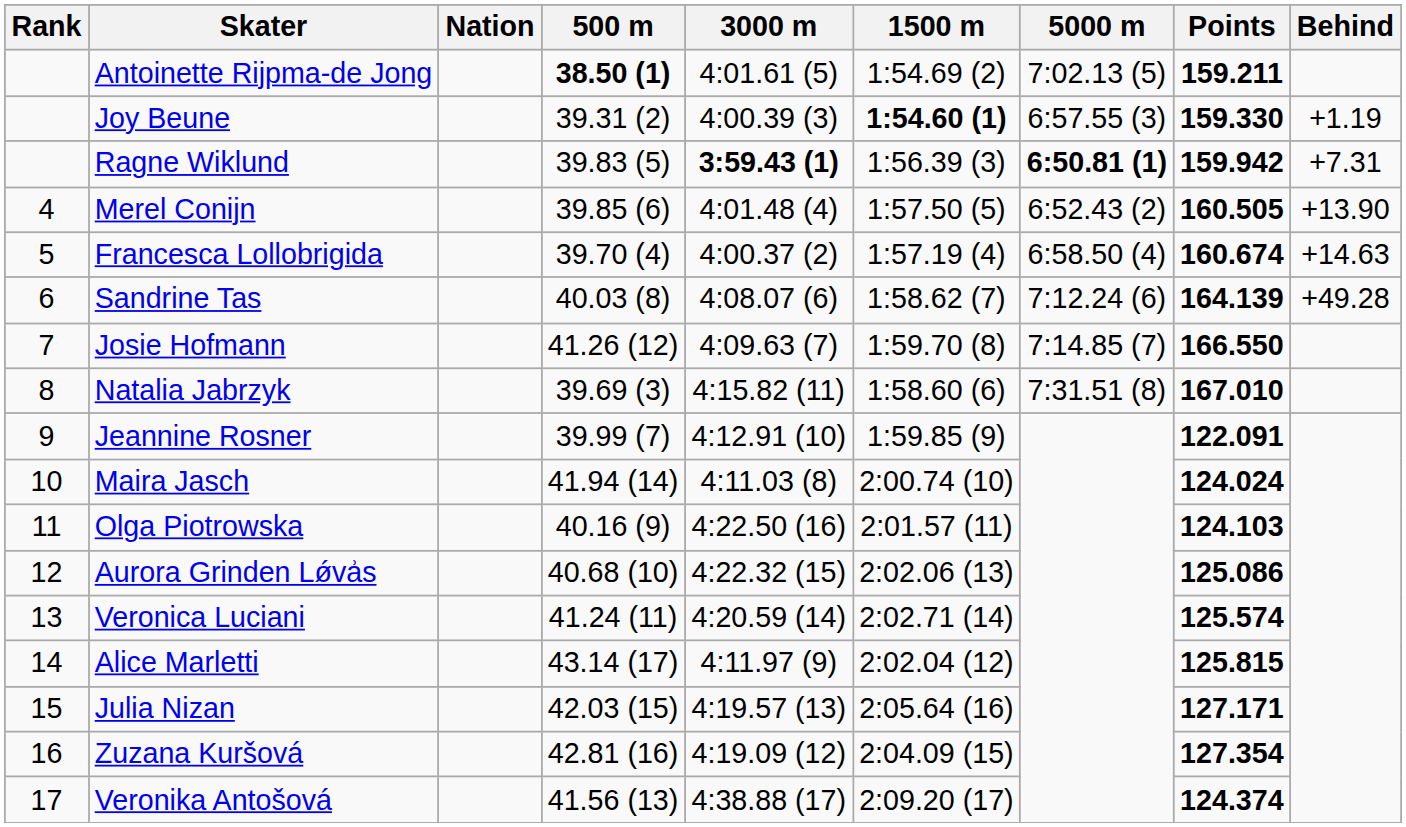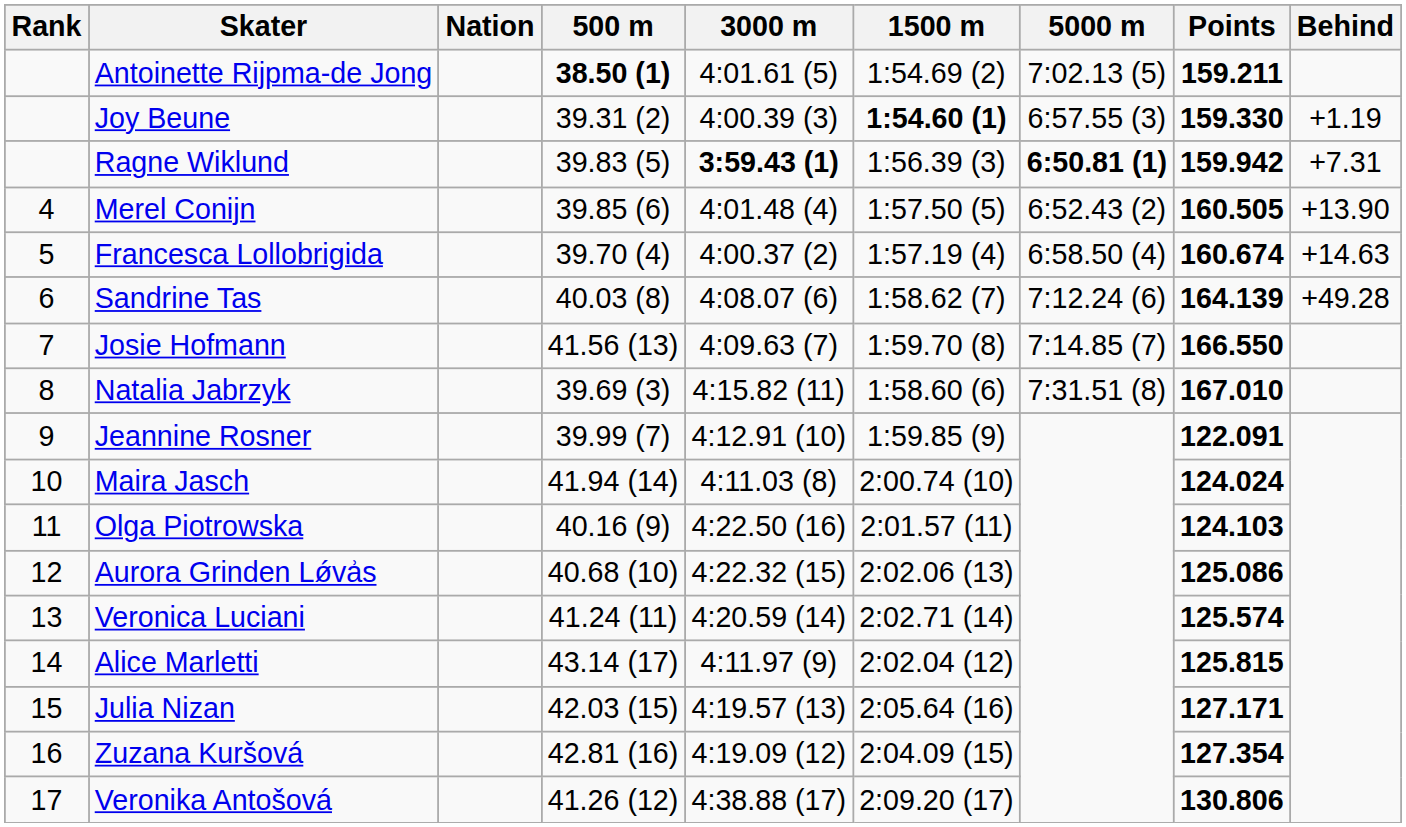(613, 345) 41.26 (12) -> (613, 345) 41.56 (13)
(613, 799) 41.56 (13) -> (613, 799) 41.26 (12)
(1232, 799) 124.374 -> (1232, 799) 130.806
